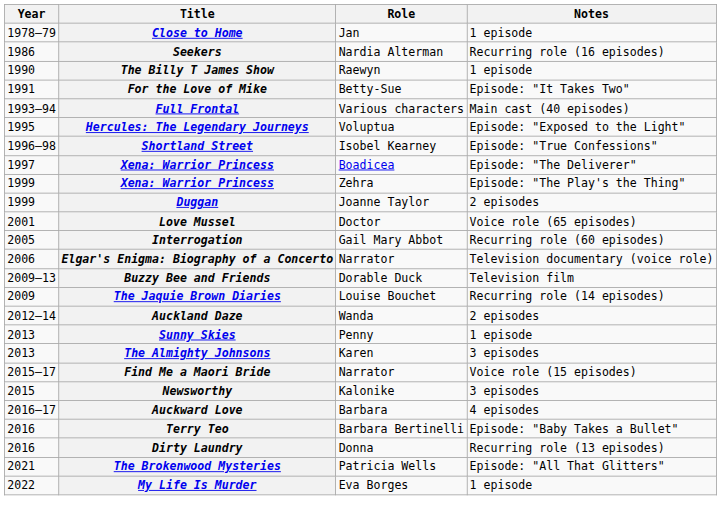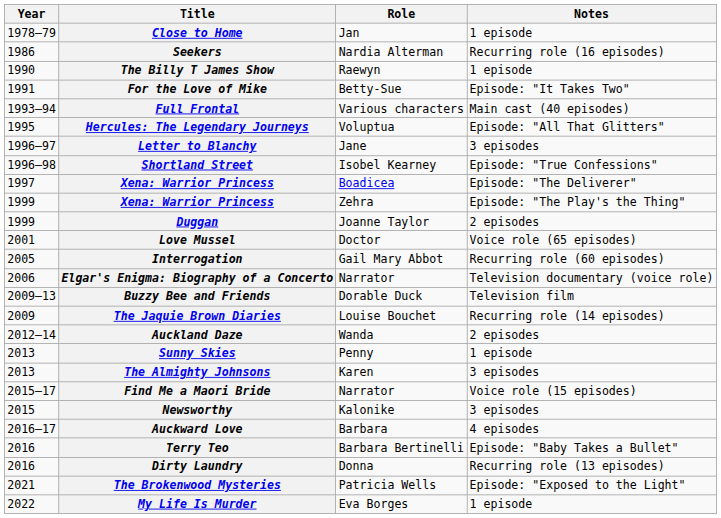(578, 127) Episode: "Exposed to the Light" -> (567, 127) Episode: "All That Glitters"
+ row: (197, 146)
(567, 466) Episode: "All That Glitters" -> (578, 485) Episode: "Exposed to the Light"
